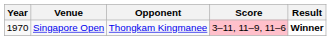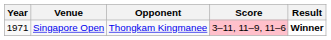(18, 28) 1970 -> (18, 28) 1971
